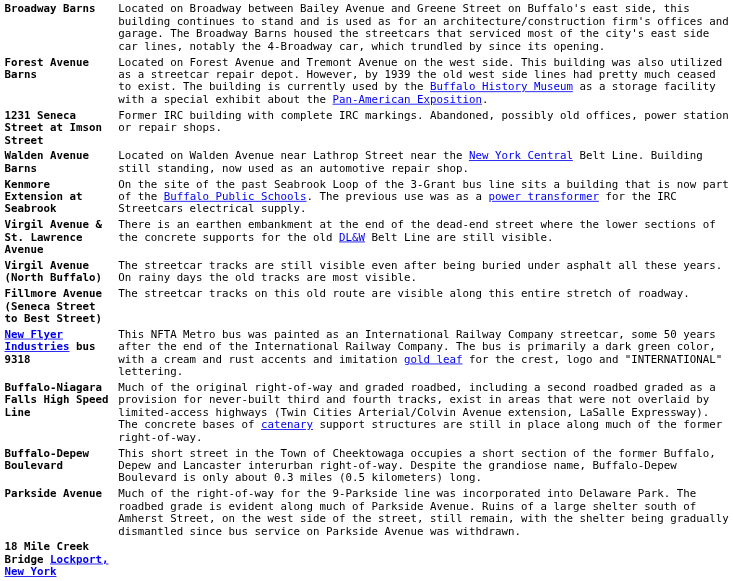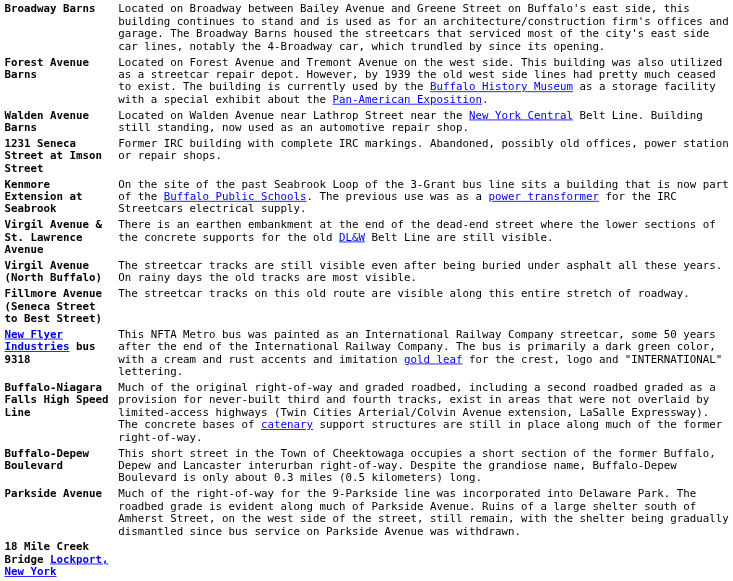rows swapped: (47, 162) <-> (53, 127)
